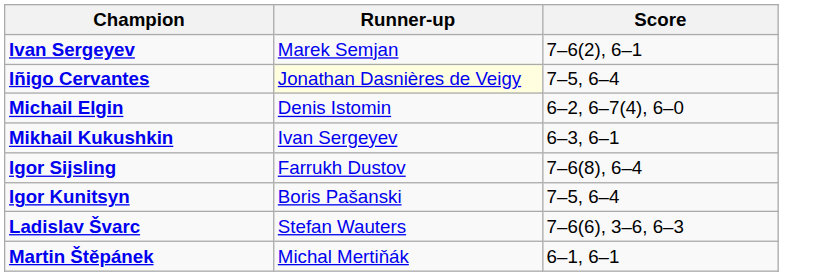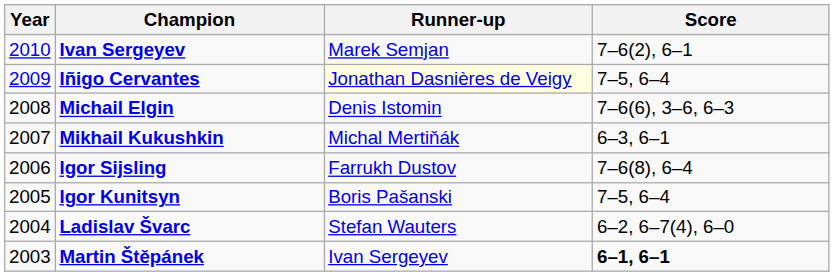+ column: (30, 20)
(615, 109) 6–2, 6–7(4), 6–0 -> (666, 109) 7–6(6), 3–6, 6–3
(338, 138) Ivan Sergeyev -> (394, 138) Michal Mertiňák
(615, 227) 7–6(6), 3–6, 6–3 -> (666, 227) 6–2, 6–7(4), 6–0
(343, 256) Michal Mertiňák -> (388, 256) Ivan Sergeyev
(583, 256) normal -> (633, 256) bold
